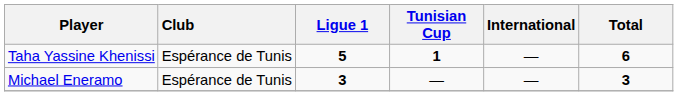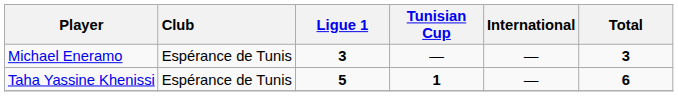rows swapped: (81, 56) <-> (65, 80)
